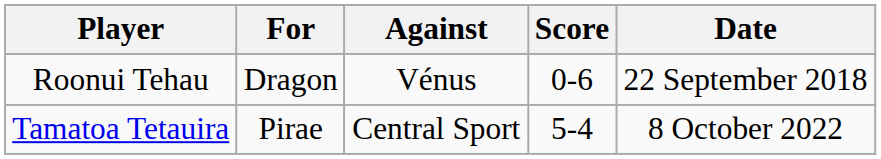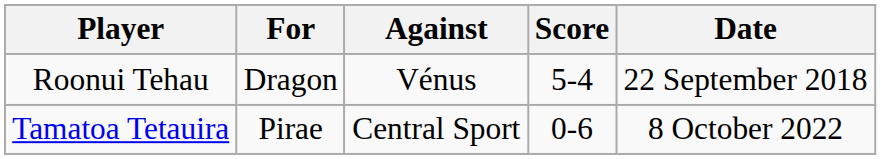(572, 79) 0-6 -> (572, 79) 5-4
(572, 128) 5-4 -> (572, 128) 0-6
